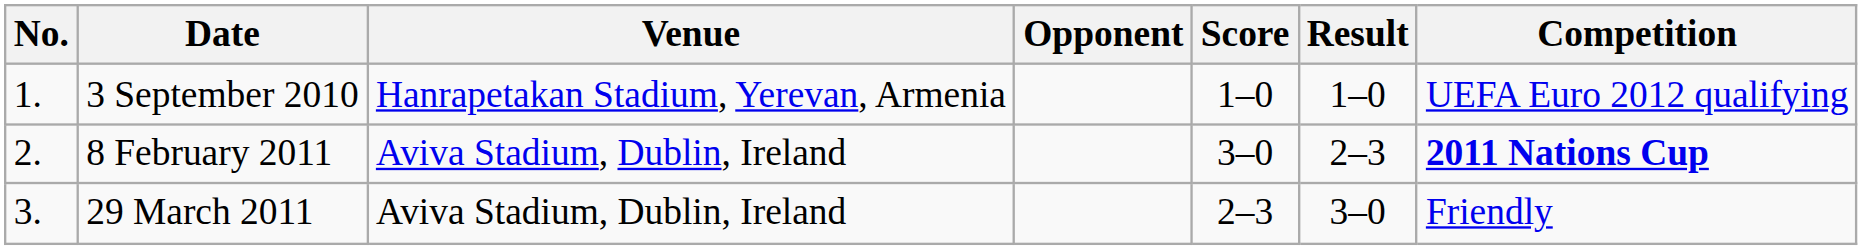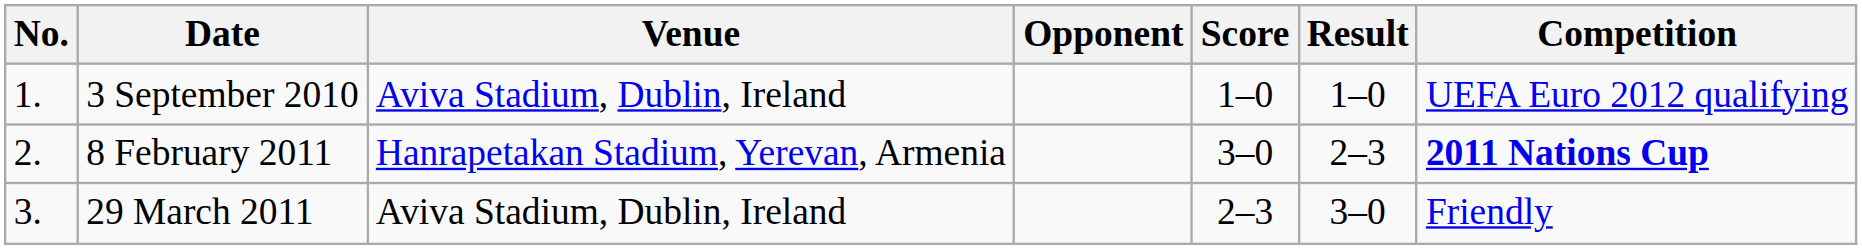(691, 93) Hanrapetakan Stadium, Yerevan, Armenia -> (611, 93) Aviva Stadium, Dublin, Ireland
(611, 152) Aviva Stadium, Dublin, Ireland -> (691, 152) Hanrapetakan Stadium, Yerevan, Armenia
